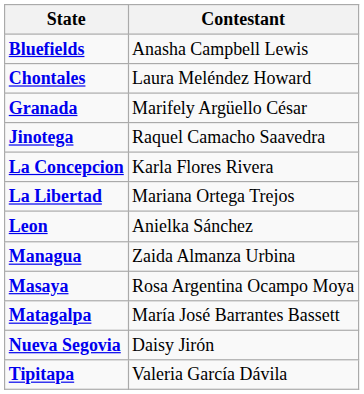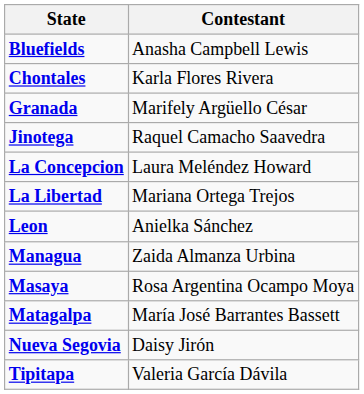(222, 78) Laura Meléndez Howard -> (203, 78) Karla Flores Rivera
(203, 167) Karla Flores Rivera -> (222, 167) Laura Meléndez Howard
